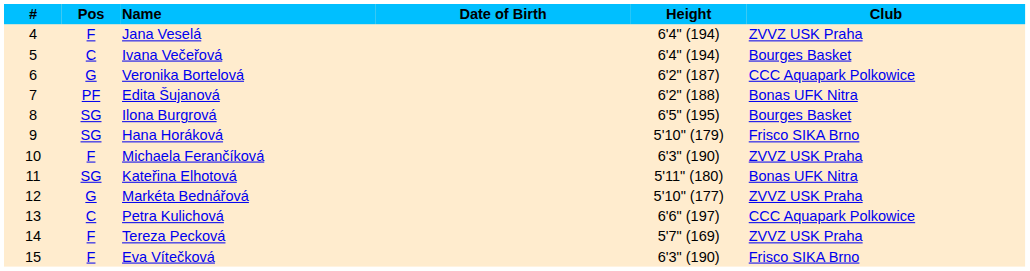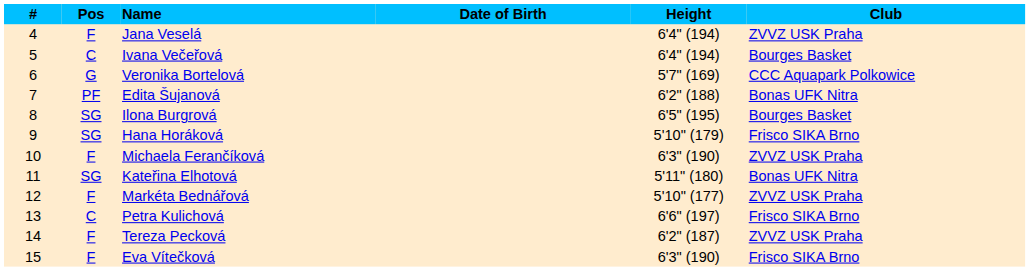(689, 75) 6'2" (187) -> (689, 75) 5'7" (169)
(91, 196) G -> (91, 196) F
(832, 216) CCC Aquapark Polkowice -> (804, 216) Frisco SIKA Brno
(689, 236) 5'7" (169) -> (689, 236) 6'2" (187)
